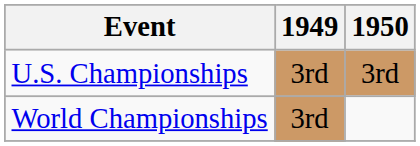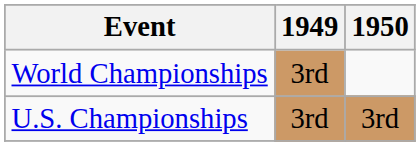rows swapped: (140, 118) <-> (130, 72)
